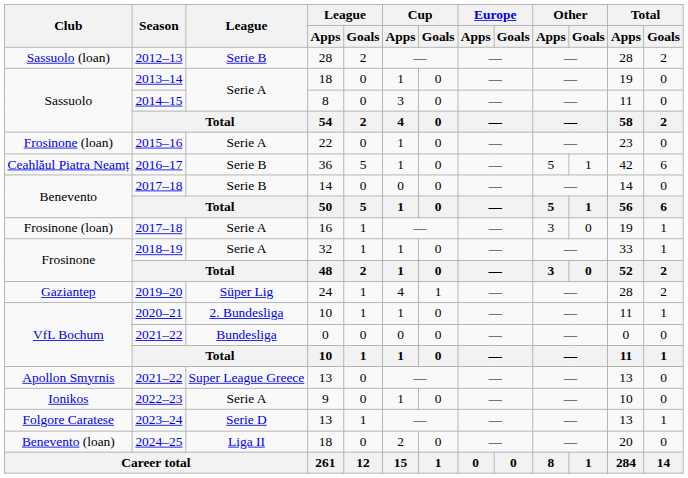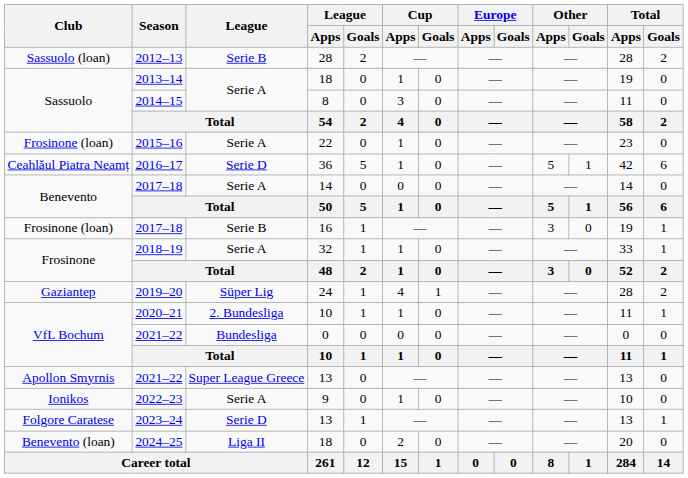(246, 164) Serie B -> (246, 164) Serie D
(246, 185) Serie B -> (246, 185) Serie A
(246, 228) Serie A -> (246, 228) Serie B
